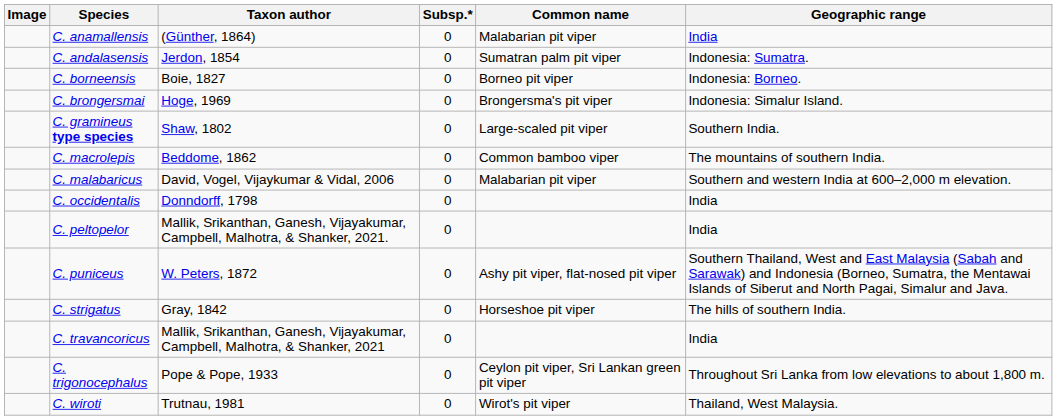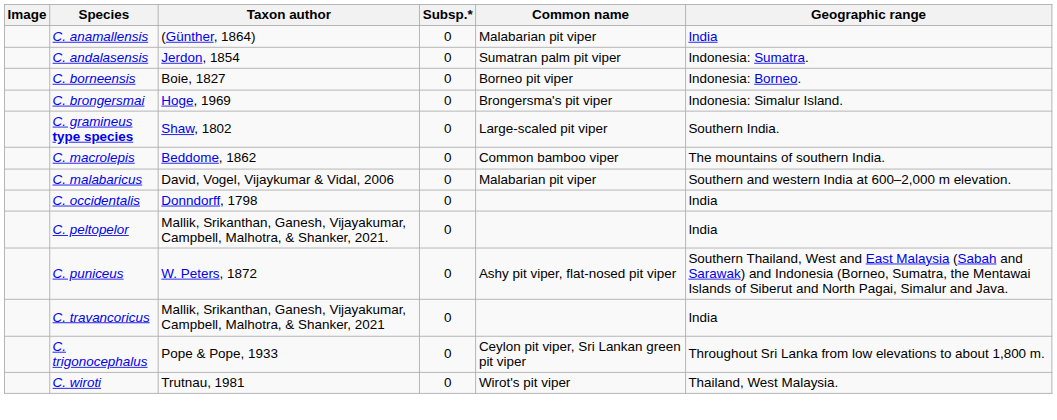- row: (87, 310)
